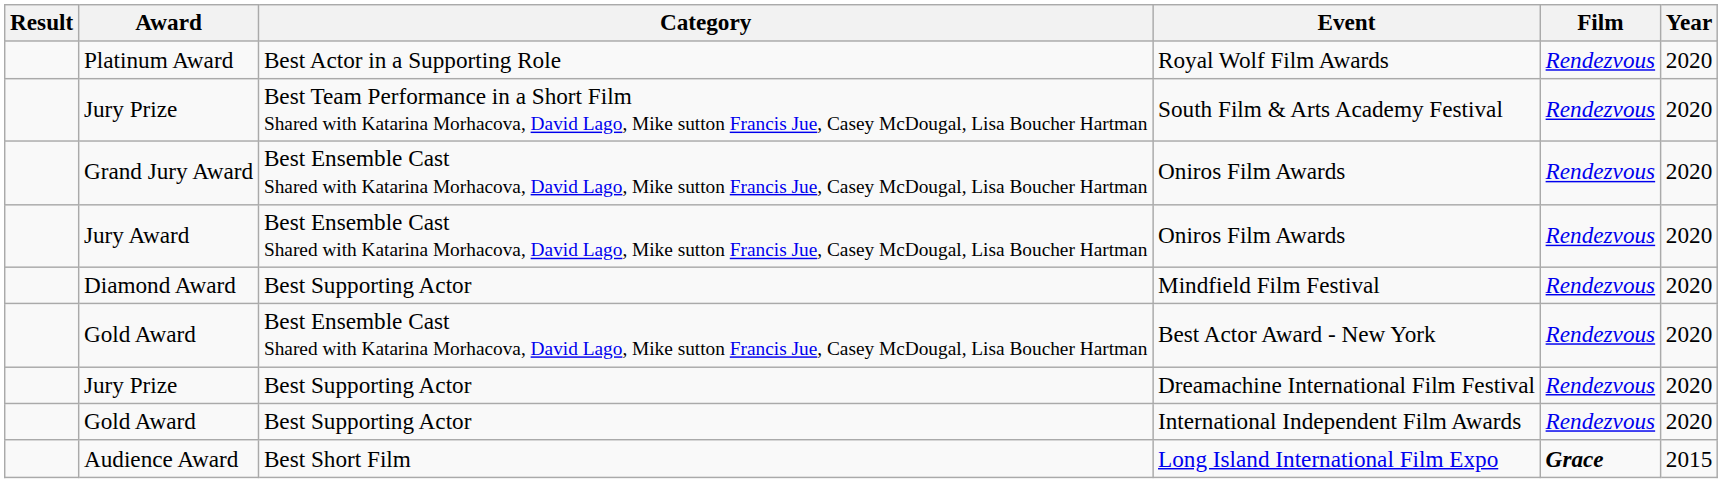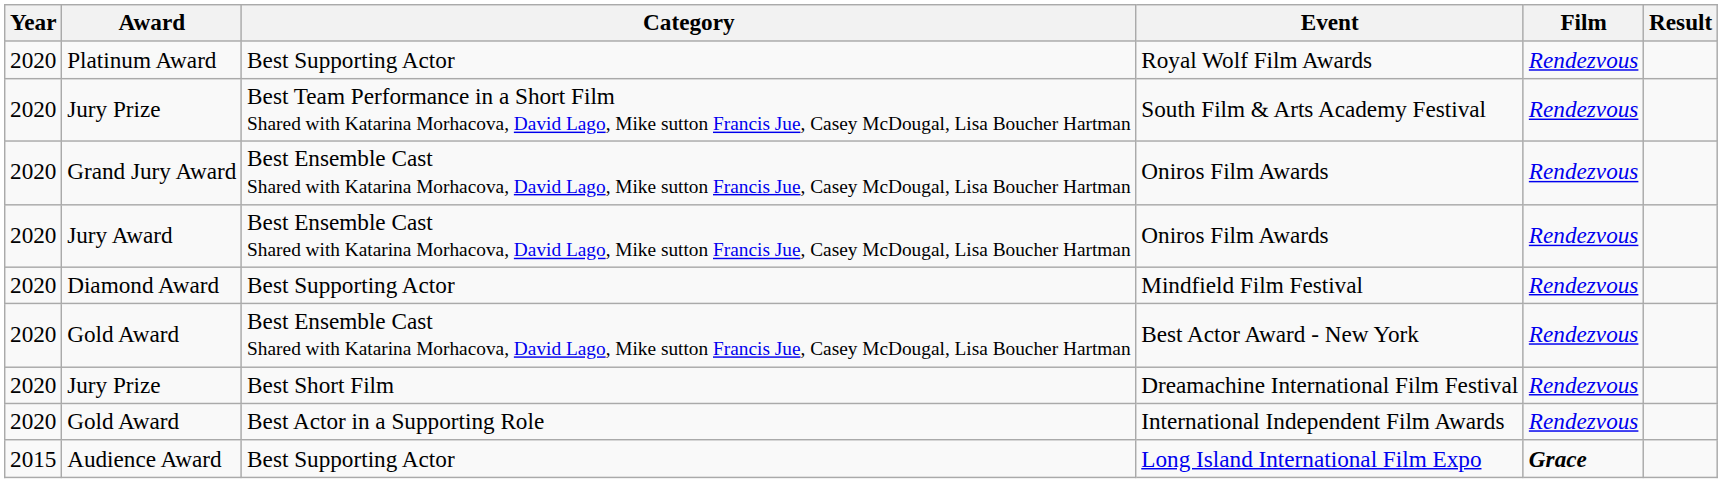columns swapped: (1689, 22) <-> (42, 22)
(412, 59) Best Actor in a Supporting Role -> (351, 59) Best Supporting Actor
(368, 384) Best Supporting Actor -> (321, 384) Best Short Film
(368, 421) Best Supporting Actor -> (396, 421) Best Actor in a Supporting Role
(337, 458) Best Short Film -> (351, 458) Best Supporting Actor
